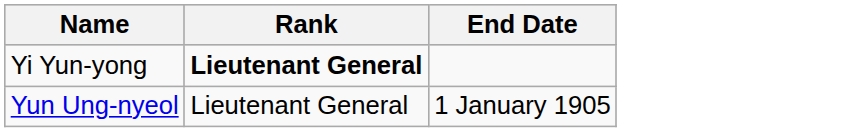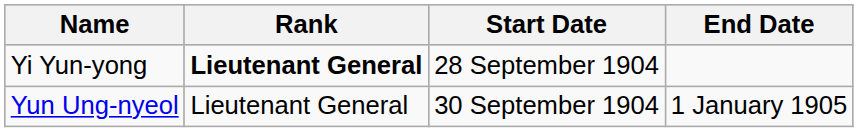+ column: (547, 24)
